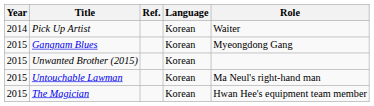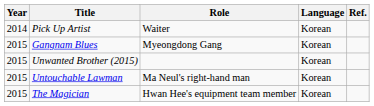columns swapped: (290, 12) <-> (152, 12)
